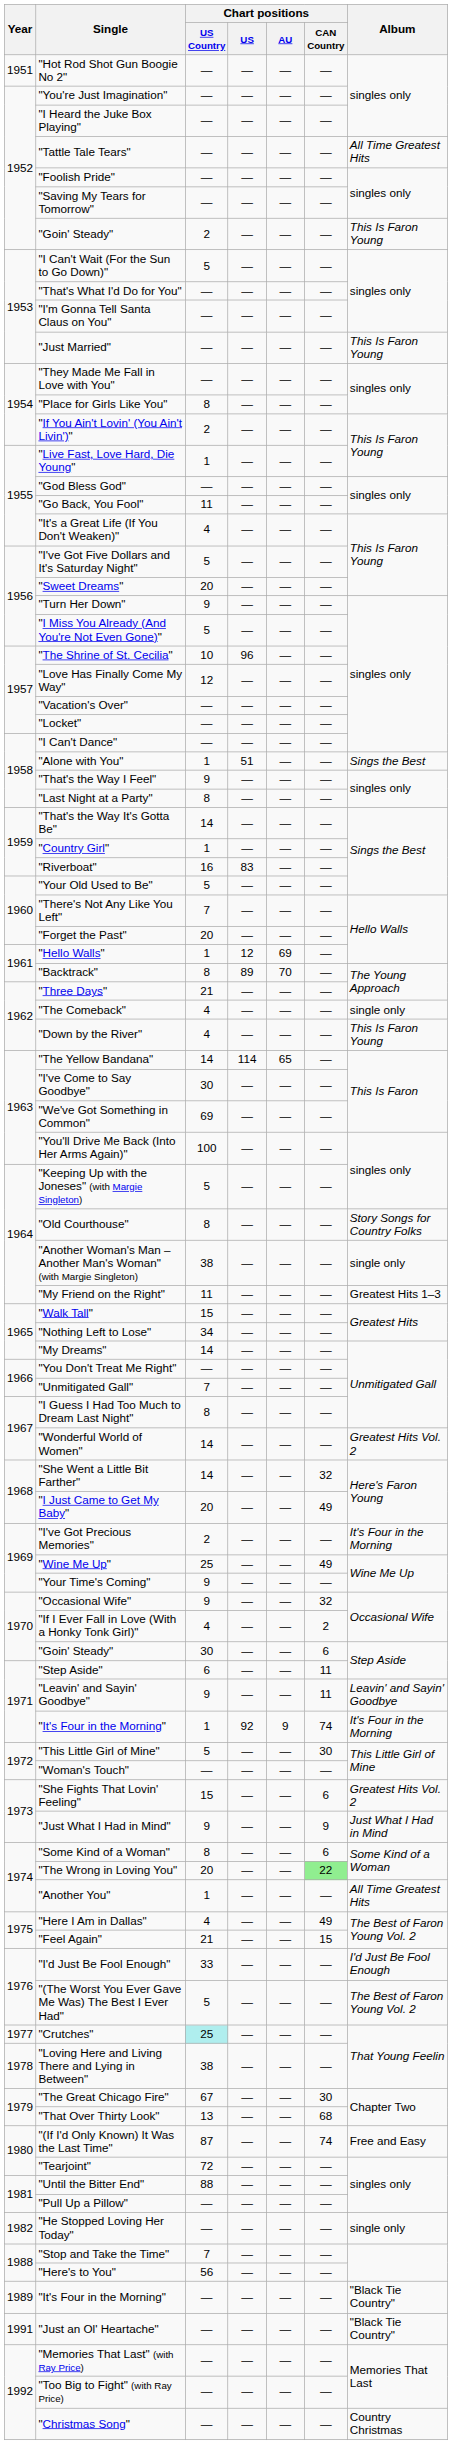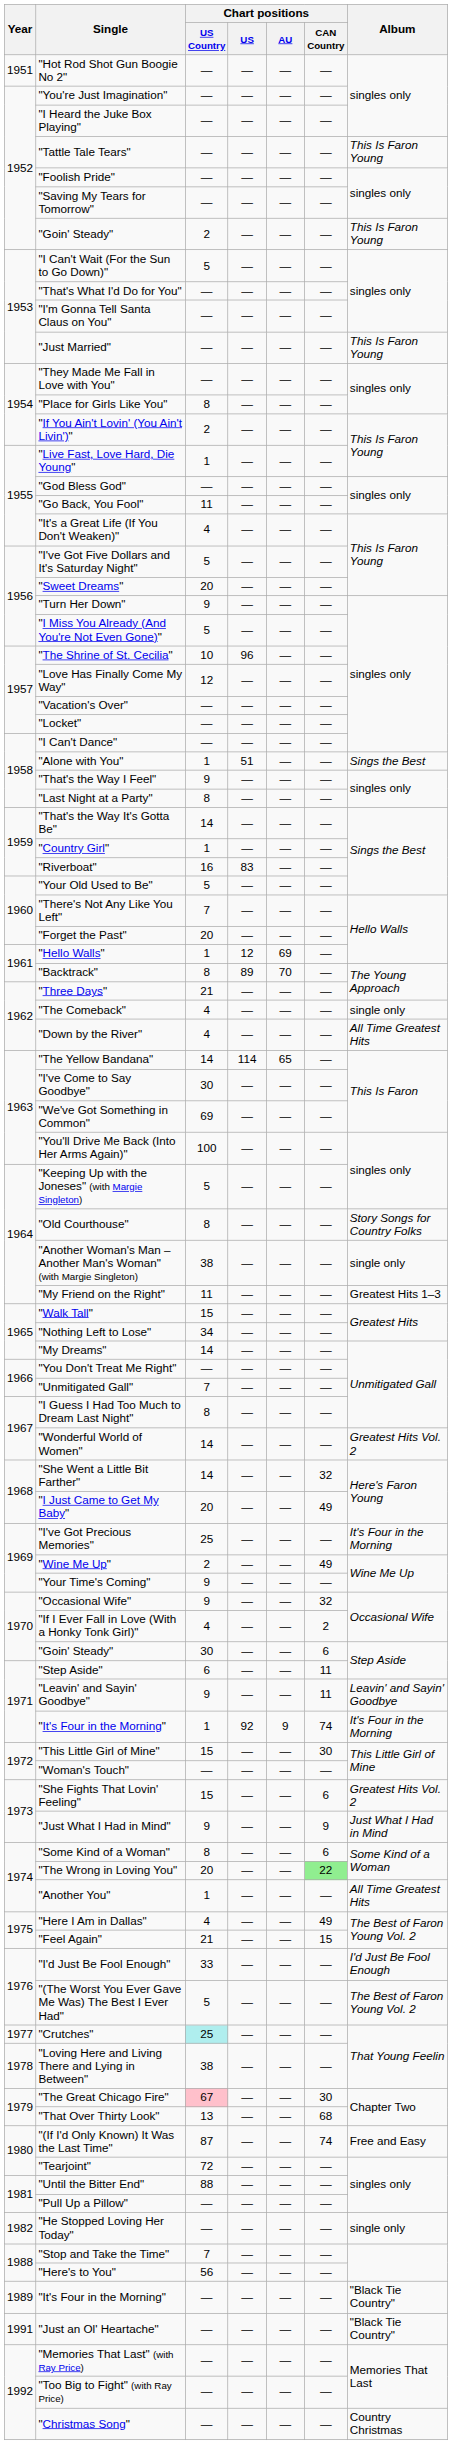(395, 152) All Time Greatest Hits -> (384, 152) This Is Faron Young
(384, 1034) This Is Faron Young -> (395, 1034) All Time Greatest Hits
(207, 1539) 2 -> (207, 1539) 25
(207, 1564) 25 -> (207, 1564) 2
(207, 1751) 5 -> (207, 1751) 15
(207, 2097) no background -> (207, 2097) pink background
